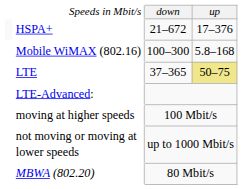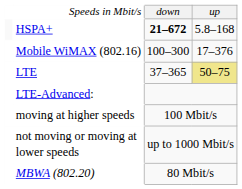(168, 29) normal -> (168, 29) bold
(215, 29) 17–376 -> (215, 29) 5.8–168
(215, 50) 5.8–168 -> (215, 50) 17–376
